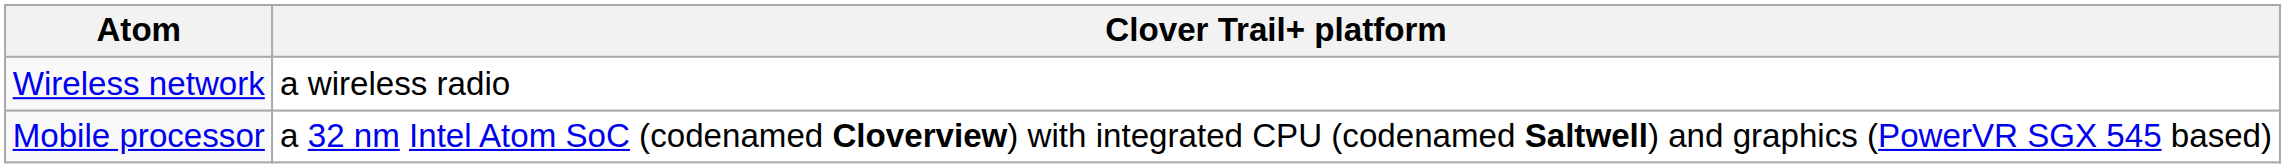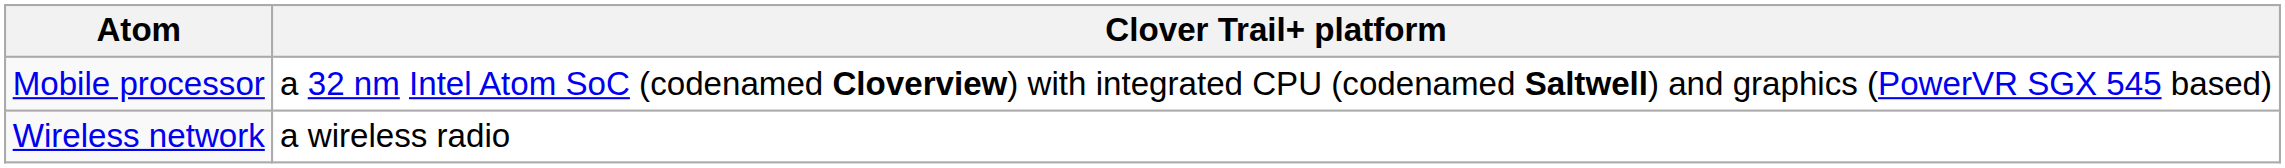rows swapped: (139, 135) <-> (139, 83)
